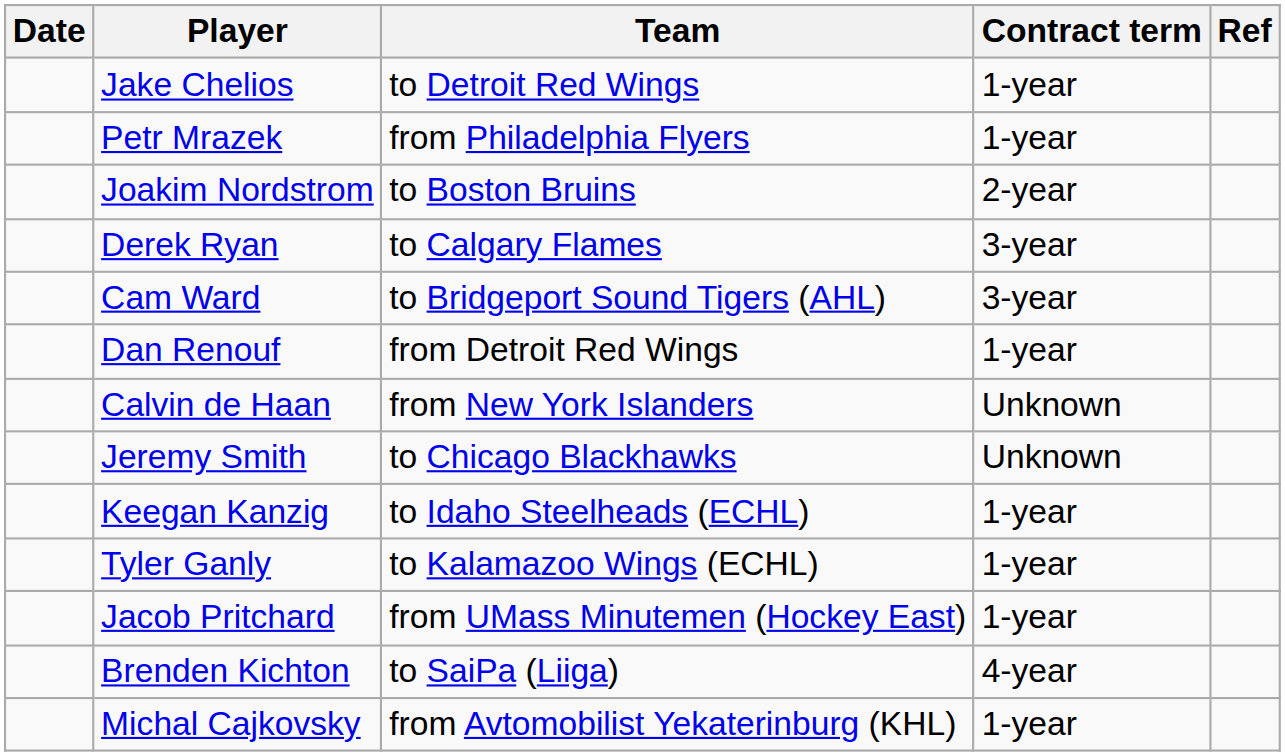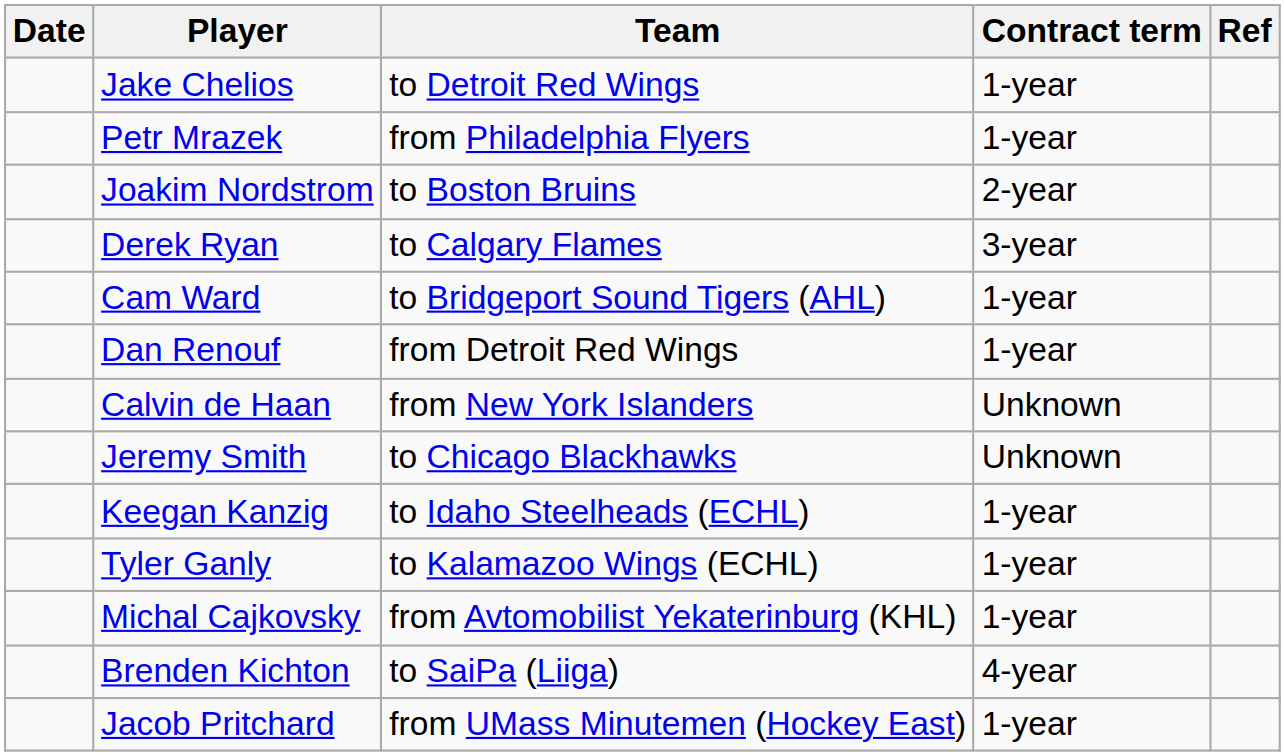(1029, 297) 3-year -> (1029, 297) 1-year
rows swapped: (231, 723) <-> (218, 617)
